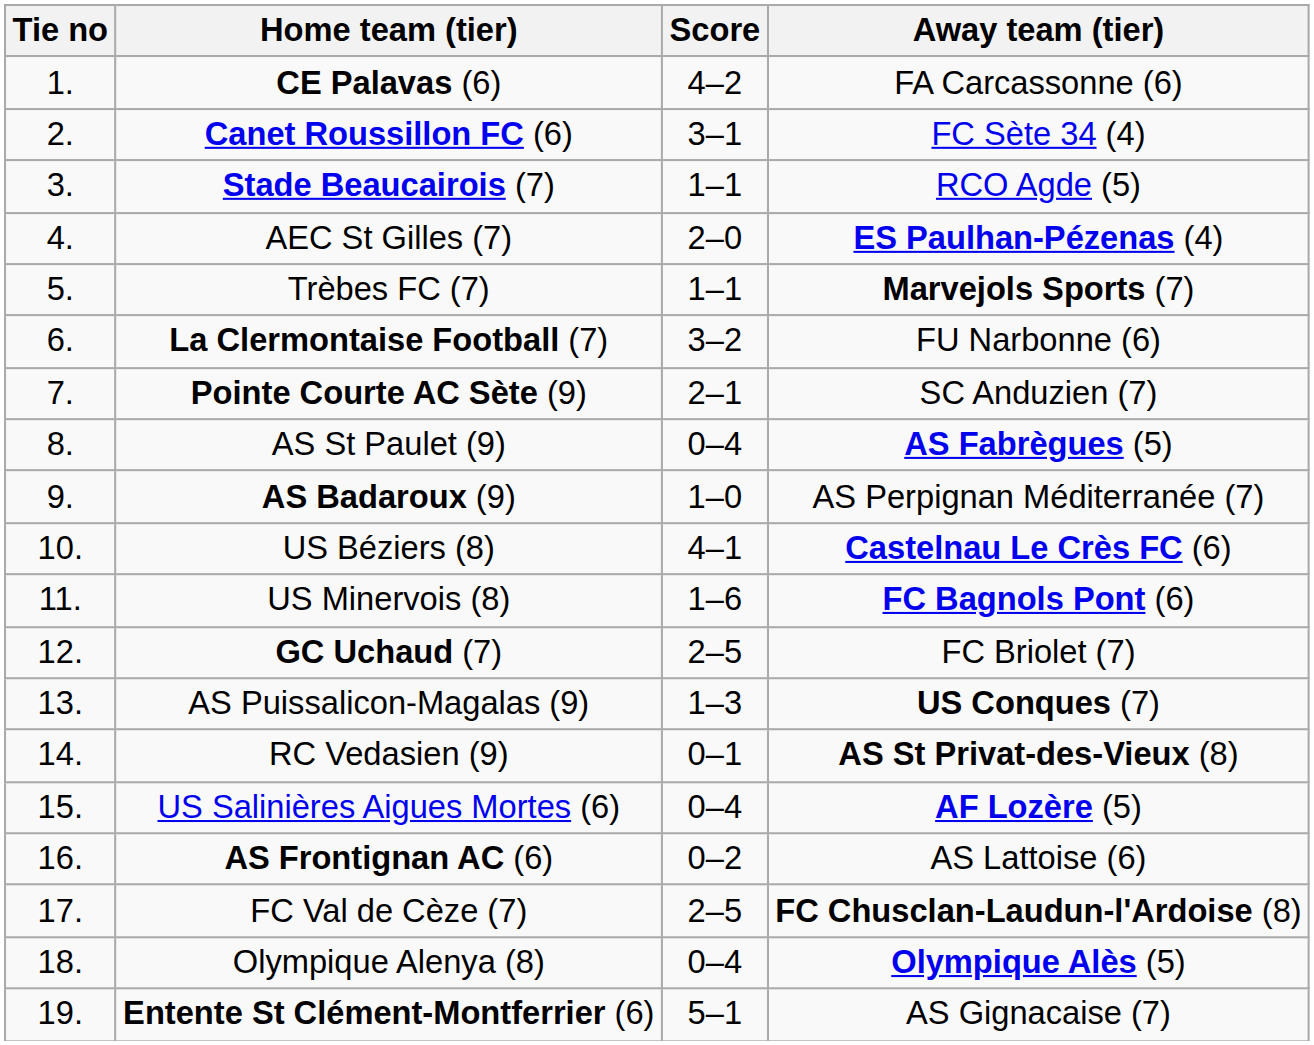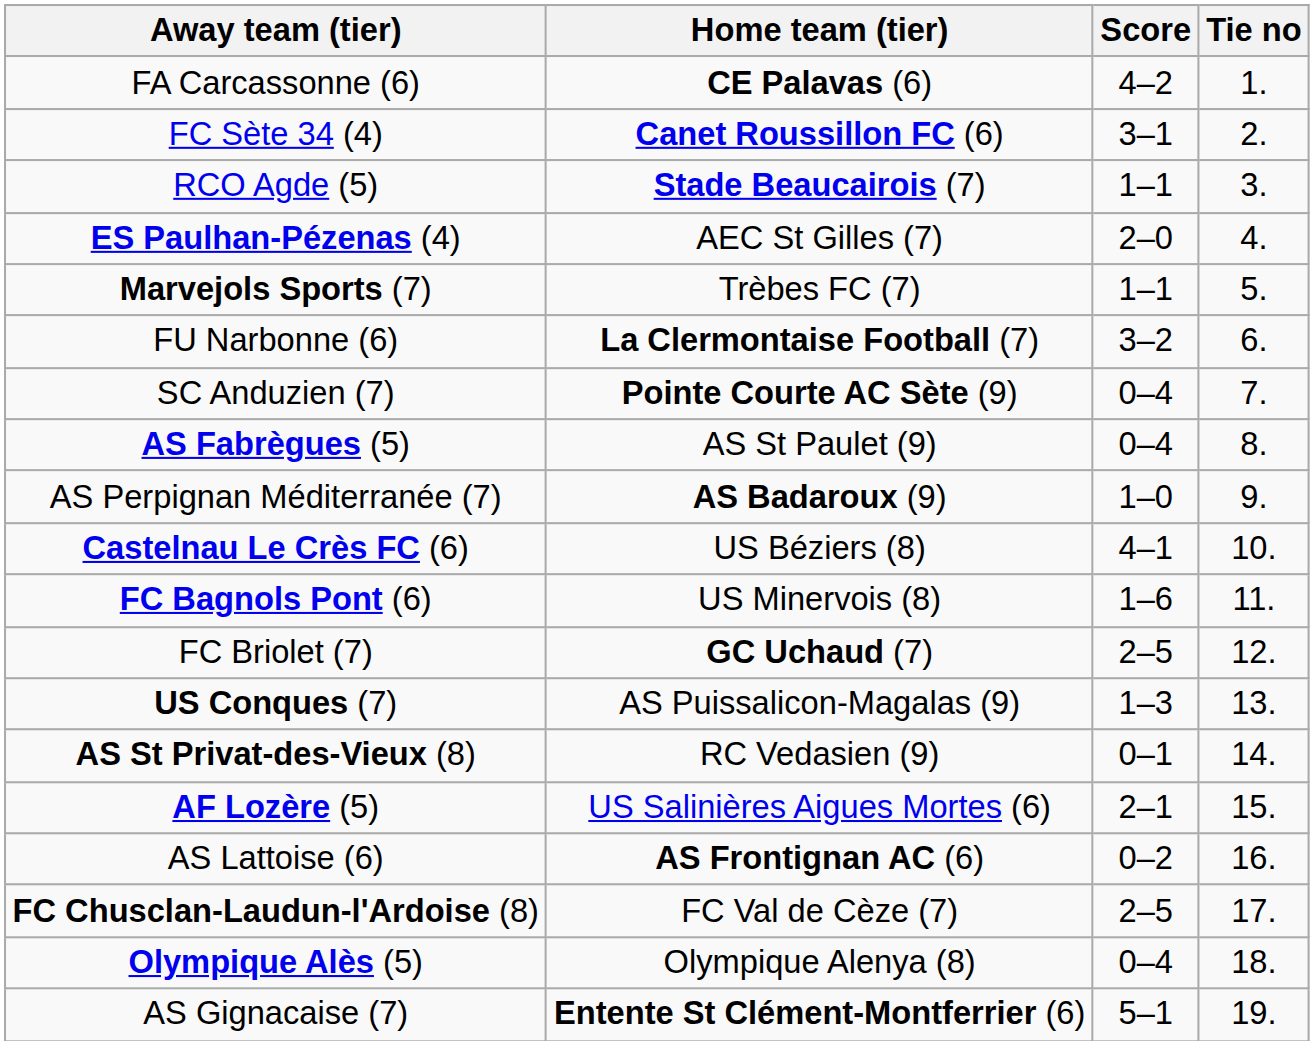columns swapped: (60, 30) <-> (1038, 30)
(715, 392) 2–1 -> (1146, 392) 0–4
(715, 806) 0–4 -> (1146, 806) 2–1
